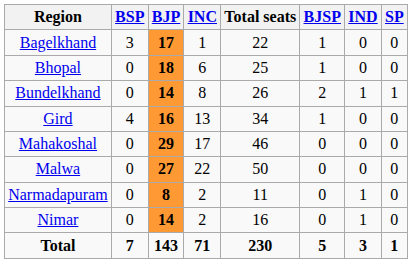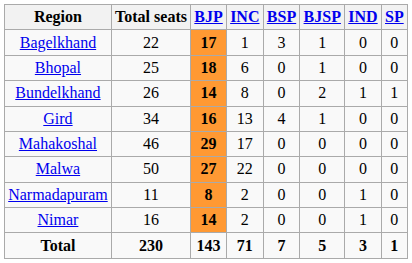columns swapped: (260, 17) <-> (130, 17)
